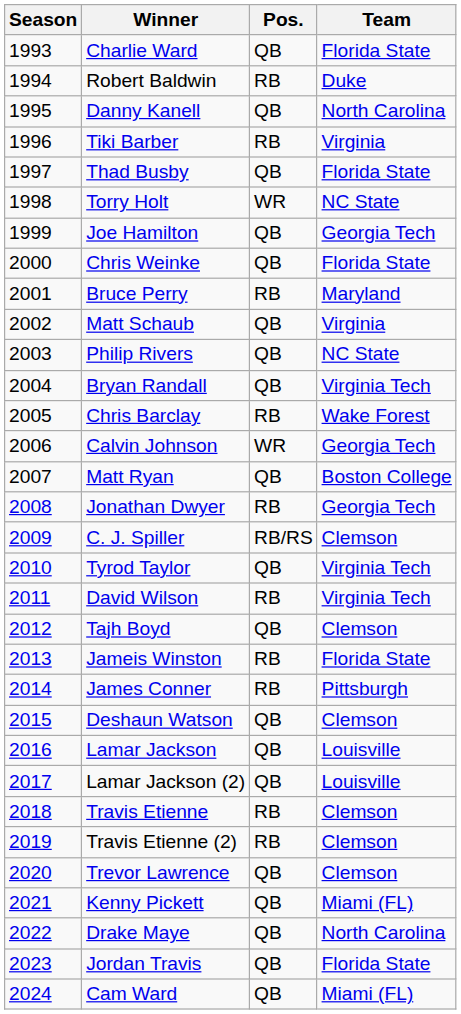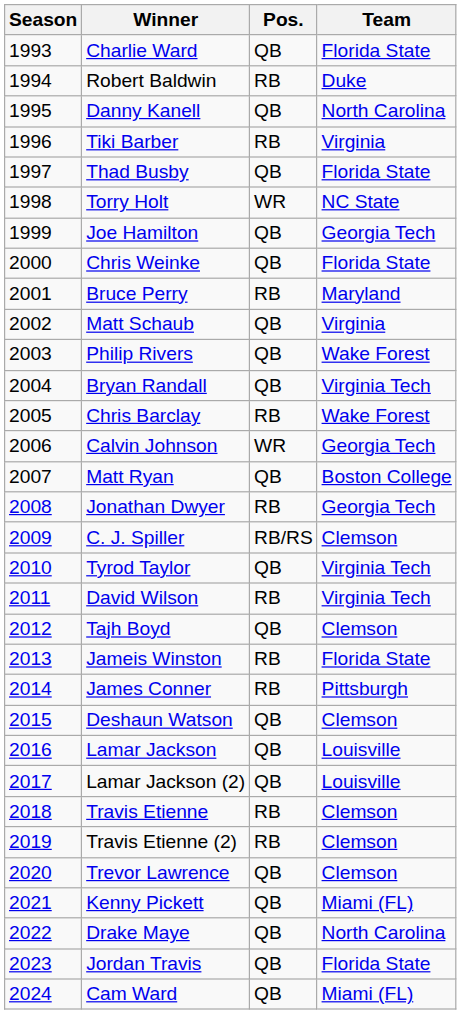(361, 354) NC State -> (376, 354) Wake Forest
